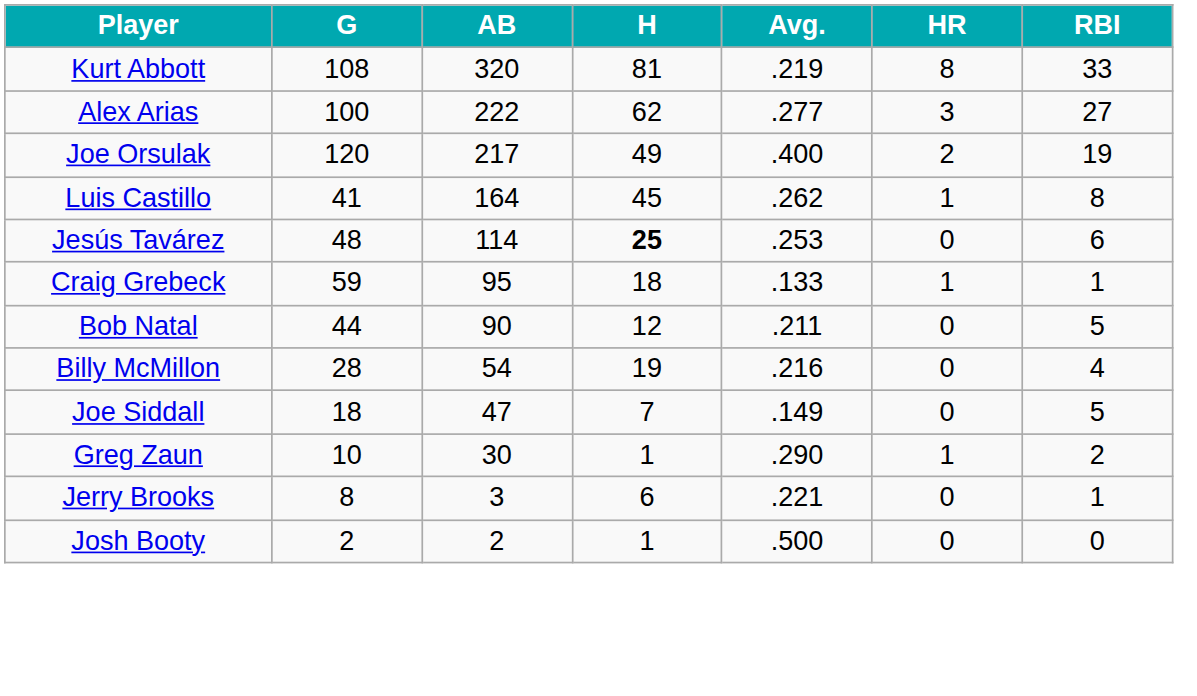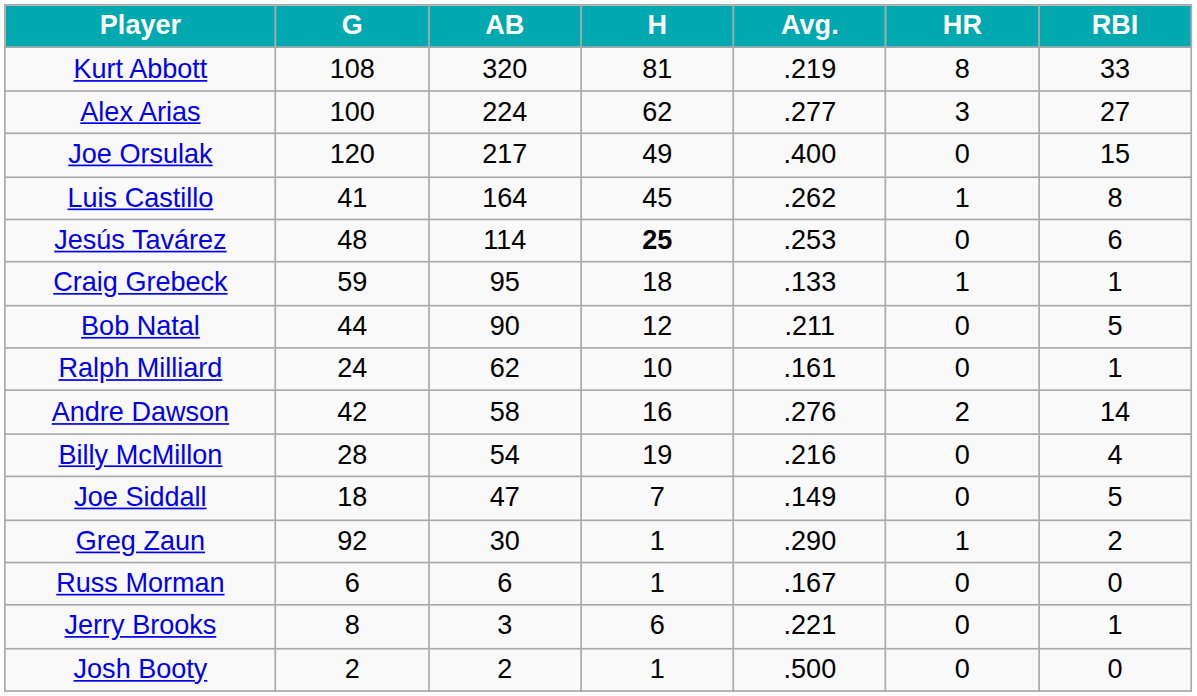(497, 111) 222 -> (505, 111) 224
(947, 154) 2 -> (962, 154) 0
(1097, 154) 19 -> (1115, 154) 15
+ row: (140, 369)
+ row: (140, 411)
(347, 454) 10 -> (352, 540) 92
+ row: (140, 583)
